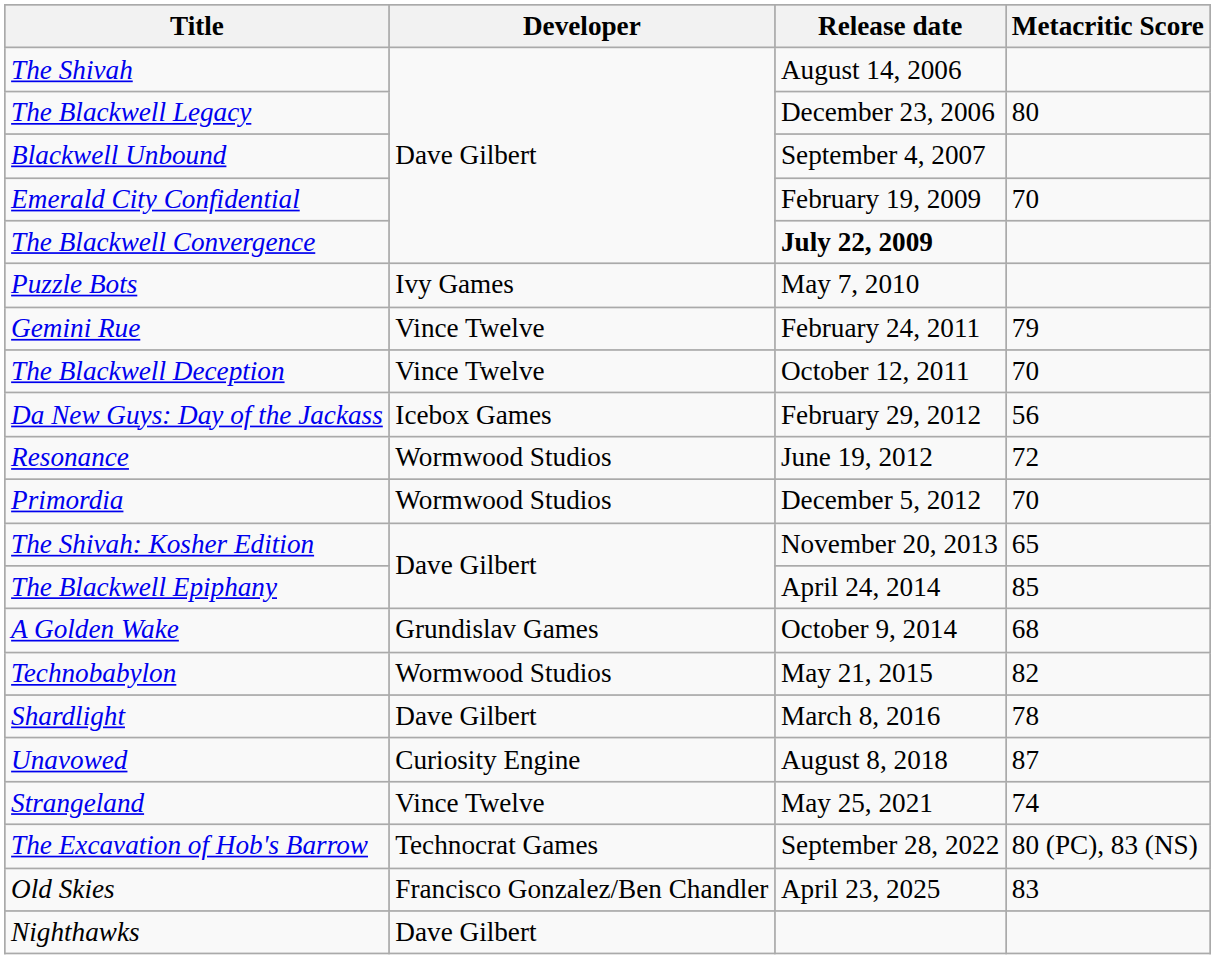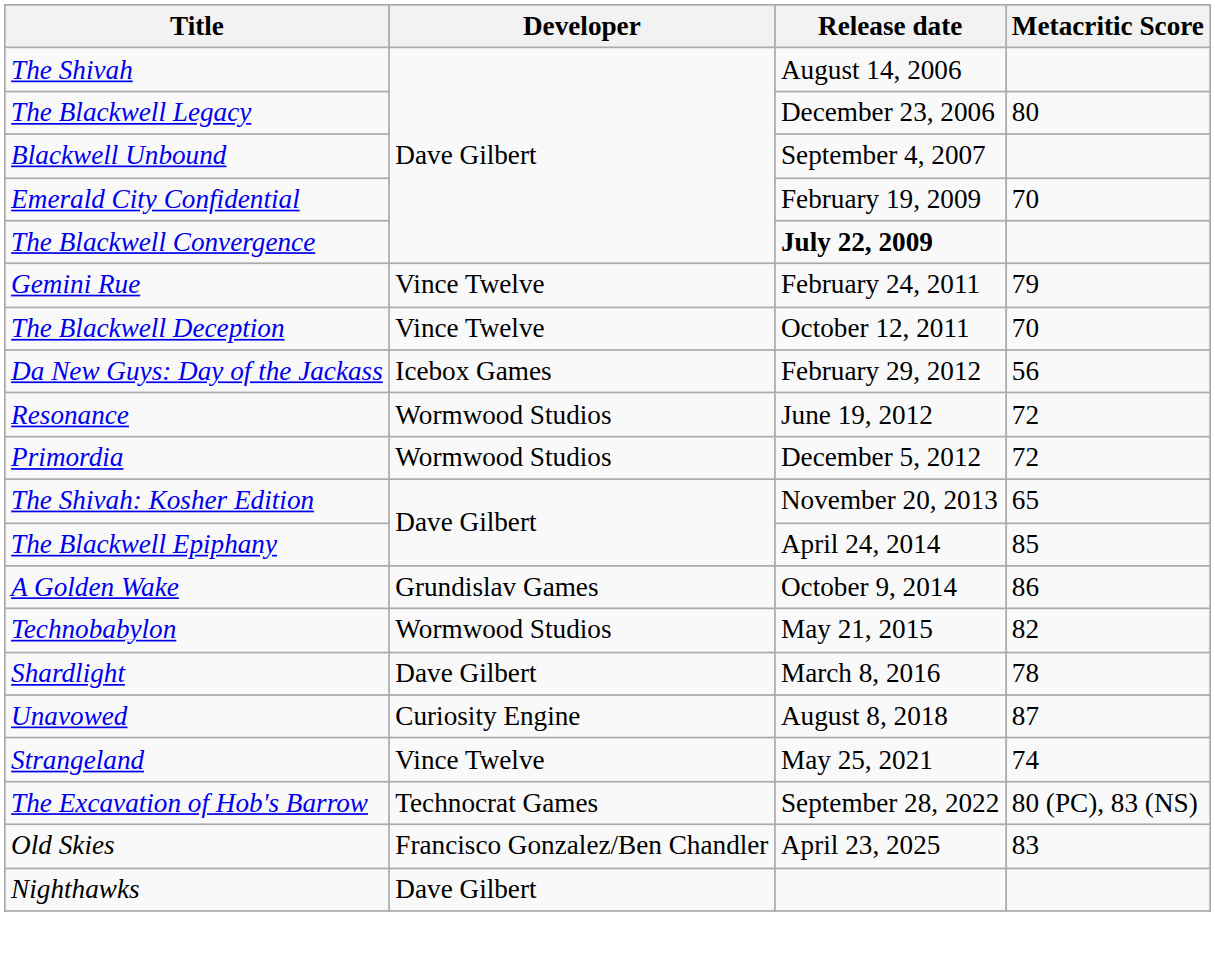- row: (74, 284)
(1025, 500) 70 -> (1025, 457) 72
(1025, 629) 68 -> (1025, 586) 86
